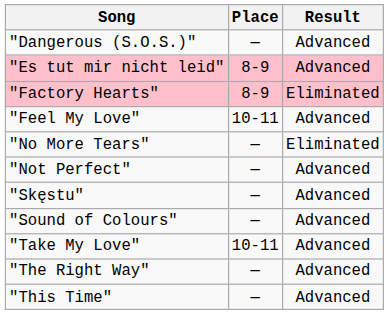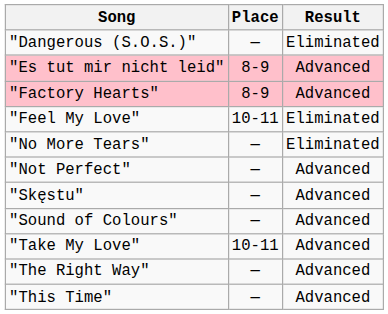(333, 43) Advanced -> (333, 43) Eliminated
(333, 94) Eliminated -> (333, 94) Advanced
(333, 119) Advanced -> (333, 119) Eliminated
